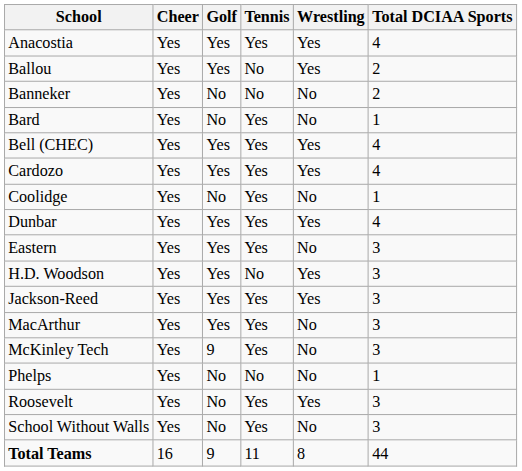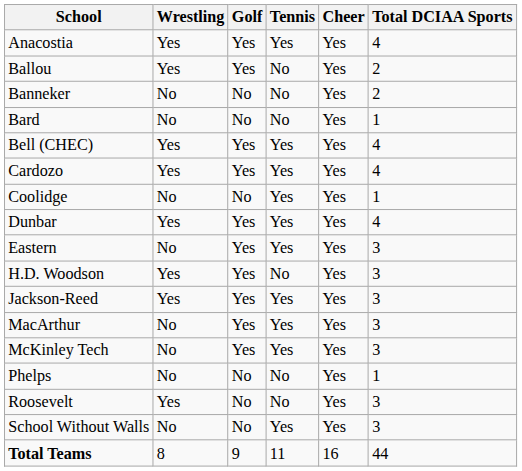columns swapped: (178, 17) <-> (331, 17)
(256, 119) Yes -> (280, 119) No
(210, 350) 9 -> (244, 350) Yes
(256, 401) Yes -> (280, 401) No
